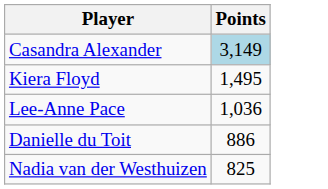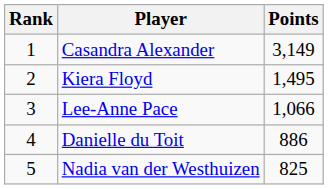+ column: (31, 19)
(241, 49) lightblue background -> (293, 49) no background
(241, 109) 1,036 -> (293, 109) 1,066
